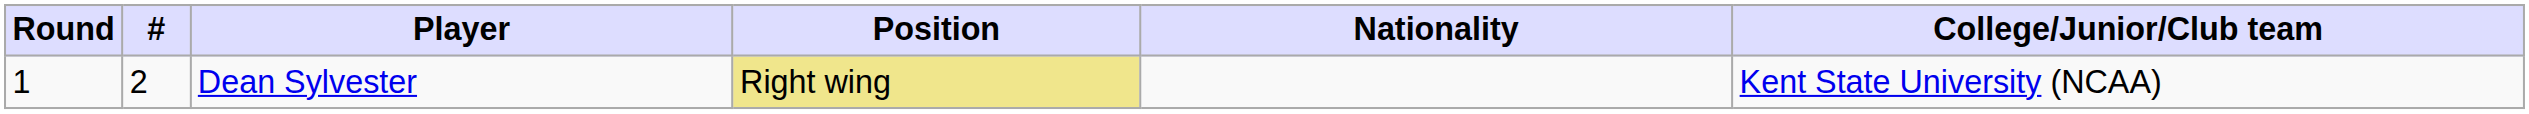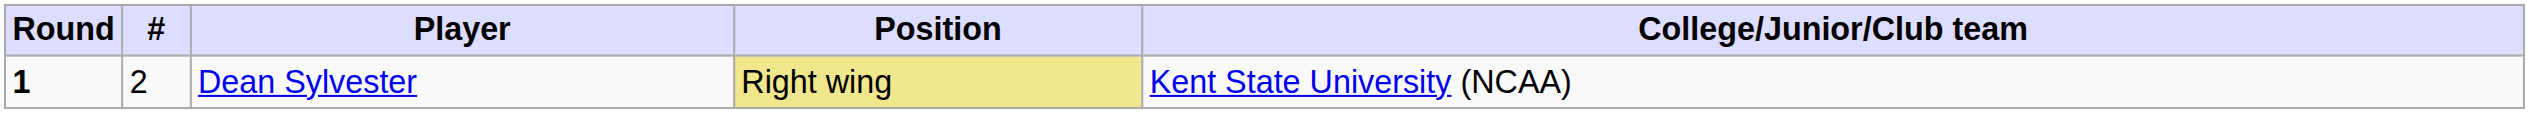- column: (1436, 30)
(21, 81) normal -> (21, 81) bold
